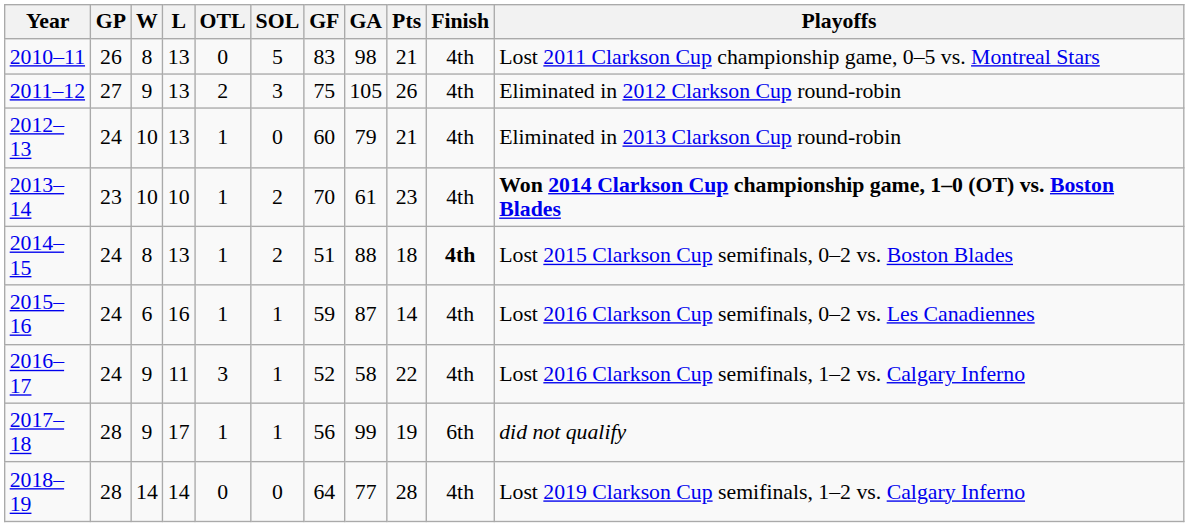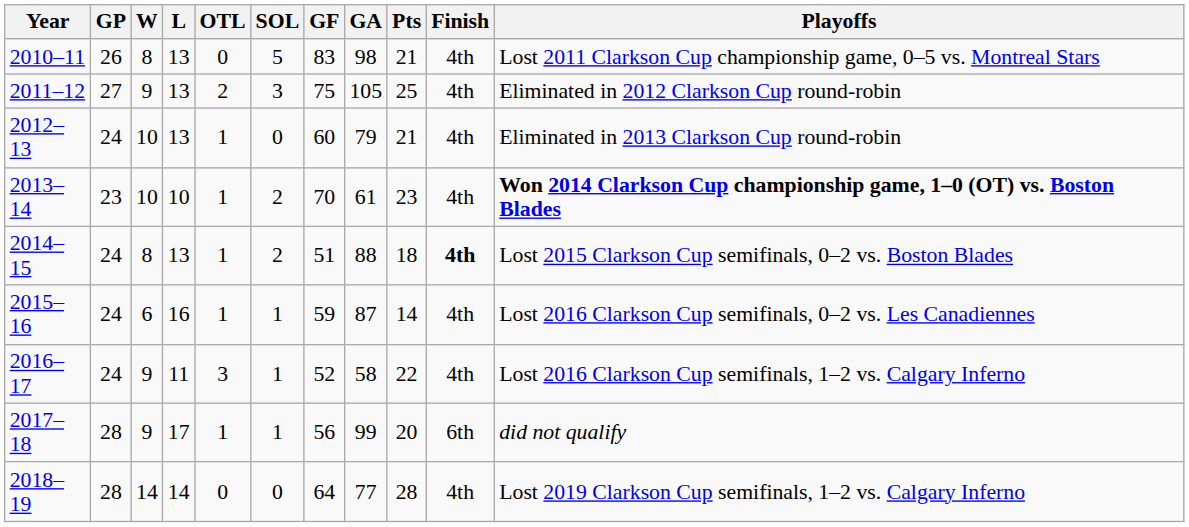(407, 90) 26 -> (407, 90) 25
(407, 432) 19 -> (407, 432) 20
